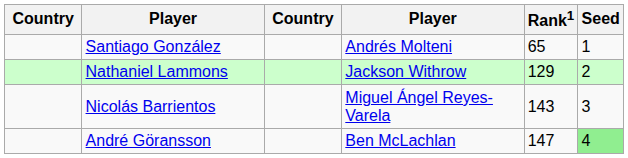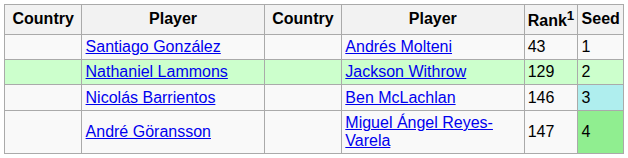(537, 46) 65 -> (537, 46) 43
(419, 106) Miguel Ángel Reyes-Varela -> (400, 97) Ben McLachlan
(541, 106) 143 -> (541, 97) 146
(586, 106) no background -> (586, 97) paleturquoise background
(400, 141) Ben McLachlan -> (419, 132) Miguel Ángel Reyes-Varela
